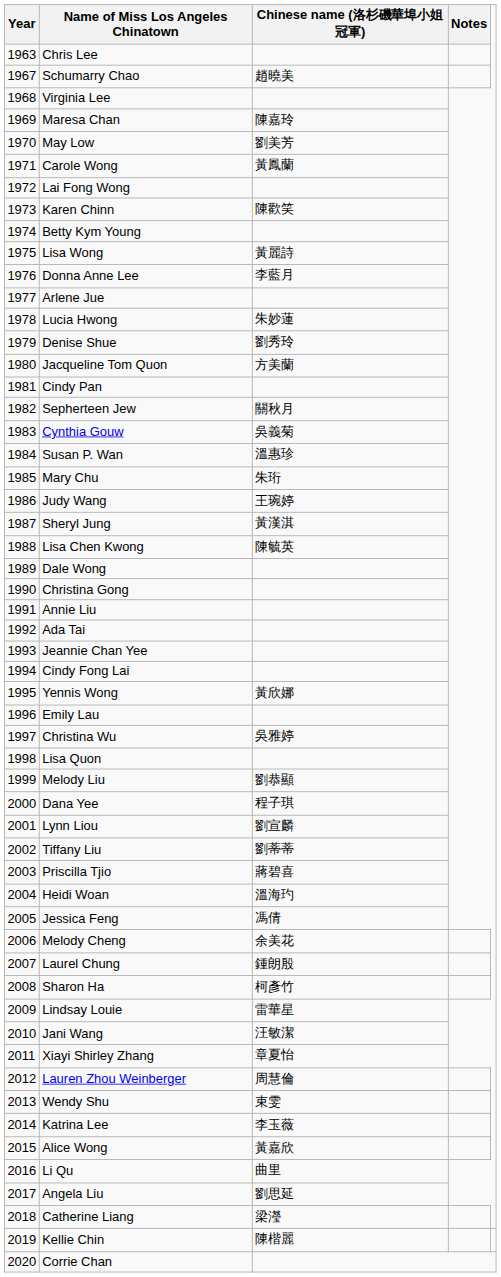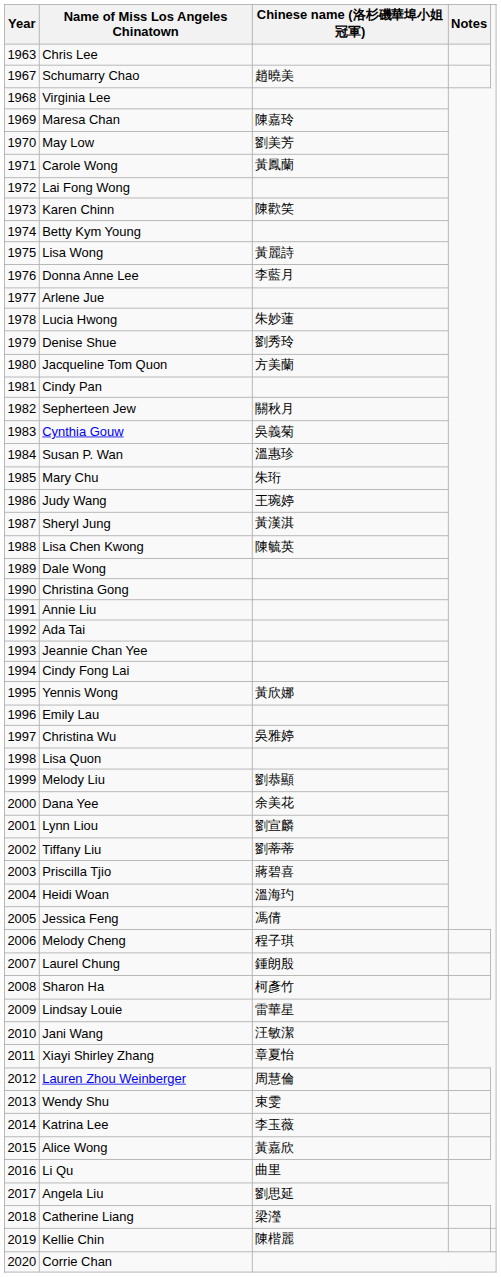(274, 803) 程子琪 -> (274, 803) 余美花
(274, 940) 余美花 -> (274, 940) 程子琪
